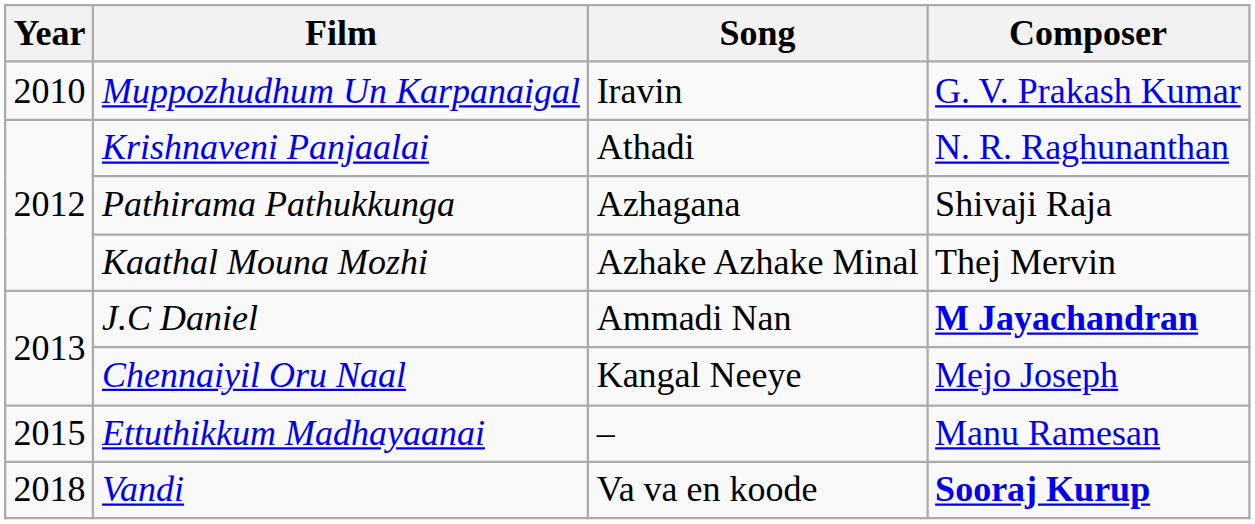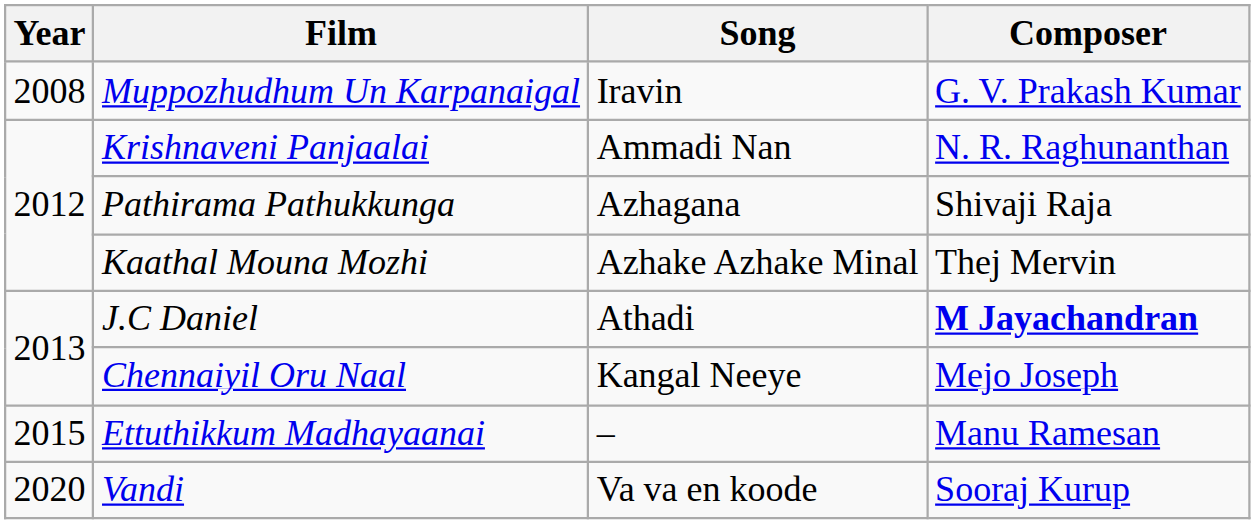(49, 90) 2010 -> (49, 90) 2008
(646, 147) Athadi -> (694, 147) Ammadi Nan
(694, 318) Ammadi Nan -> (646, 318) Athadi
(49, 489) 2018 -> (49, 489) 2020
(1043, 489) bold -> (1033, 489) normal
